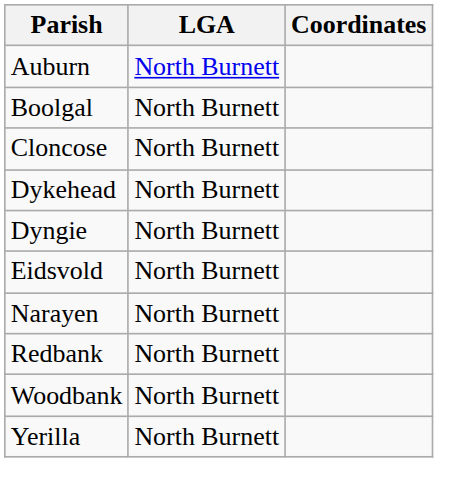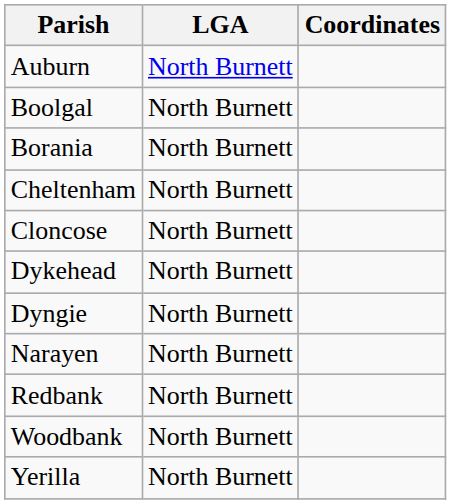+ row: (52, 148)
+ row: (73, 189)
- row: (57, 271)
